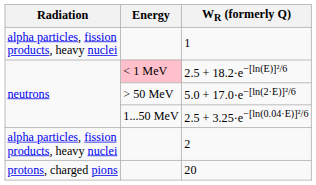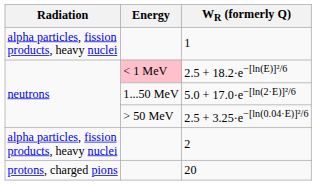(148, 93) > 50 MeV -> (151, 93) 1...50 MeV
(151, 116) 1...50 MeV -> (148, 116) > 50 MeV
